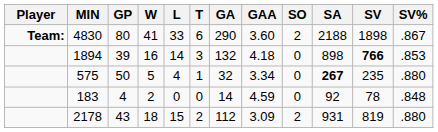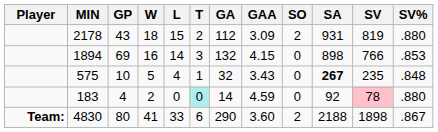rows swapped: (88, 117) <-> (88, 35)
(123, 55) 39 -> (123, 55) 69
(262, 55) 4.18 -> (262, 55) 4.15
(373, 55) bold -> (373, 55) normal
(123, 76) 50 -> (123, 76) 10
(262, 76) 3.34 -> (262, 76) 3.43
(413, 76) .880 -> (413, 76) .848
(199, 96) no background -> (199, 96) paleturquoise background
(373, 96) no background -> (373, 96) pink background
(413, 96) .848 -> (413, 96) .880
